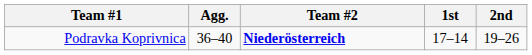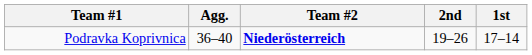columns swapped: (450, 15) <-> (501, 15)
